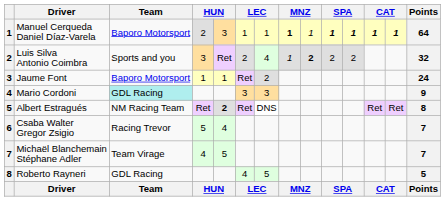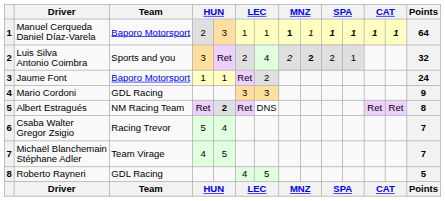(290, 57) 1 -> (290, 57) 2
(353, 57) 2 -> (353, 57) 1
(137, 92) paleturquoise background -> (137, 92) no background
